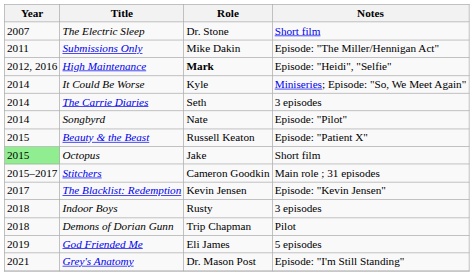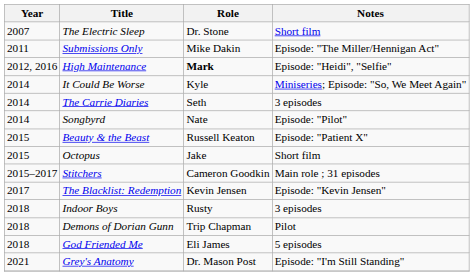(18, 155) lightgreen background -> (18, 155) no background
(18, 244) 2019 -> (18, 244) 2018
